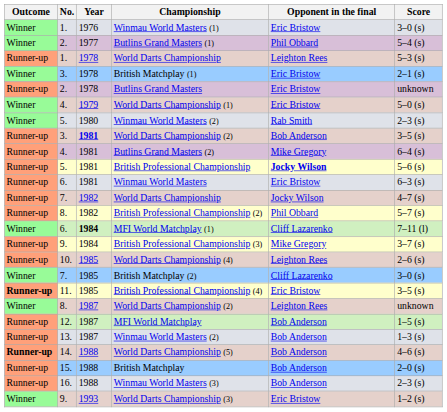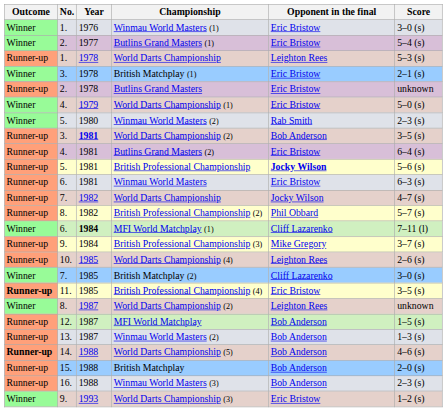(294, 43) Phil Obbard -> (296, 43) Eric Bristow
(299, 151) Mike Gregory -> (296, 151) Eric Bristow
